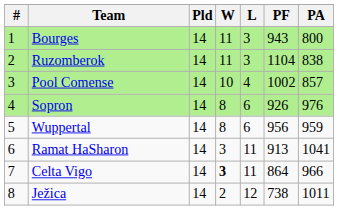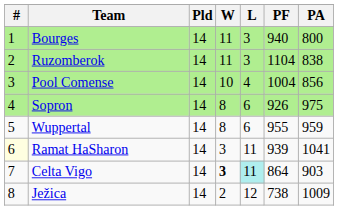(278, 37) 943 -> (278, 37) 940
(281, 82) 1002 -> (281, 82) 1004
(312, 82) 857 -> (312, 82) 856
(312, 104) 976 -> (312, 104) 975
(278, 127) 956 -> (278, 127) 955
(11, 149) no background -> (11, 149) lightyellow background
(278, 149) 913 -> (278, 149) 939
(250, 171) no background -> (250, 171) paleturquoise background
(312, 171) 966 -> (312, 171) 903
(316, 194) 1011 -> (316, 194) 1009
